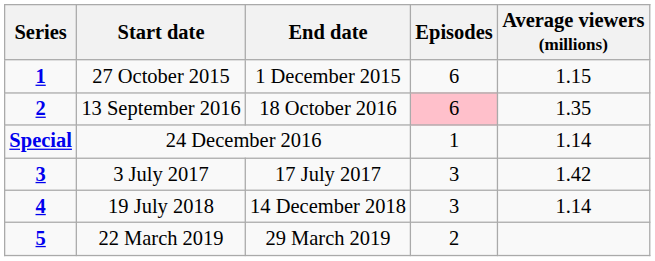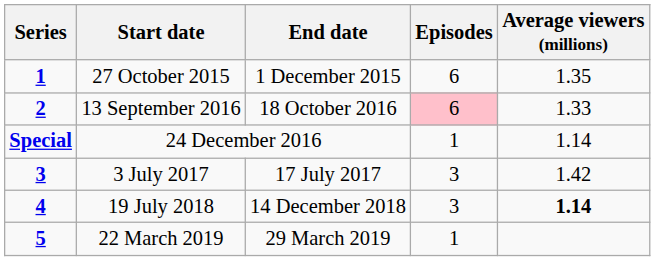(573, 76) 1.15 -> (573, 76) 1.35
(573, 108) 1.35 -> (573, 108) 1.33
(573, 206) normal -> (573, 206) bold
(454, 238) 2 -> (454, 238) 1
